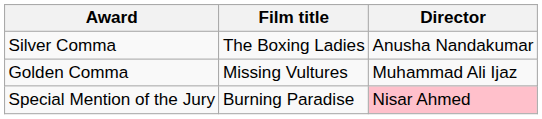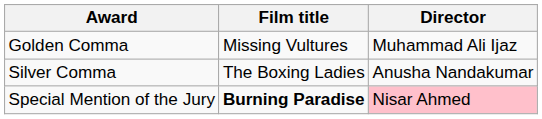rows swapped: (68, 72) <-> (62, 45)
(289, 99) normal -> (294, 99) bold
